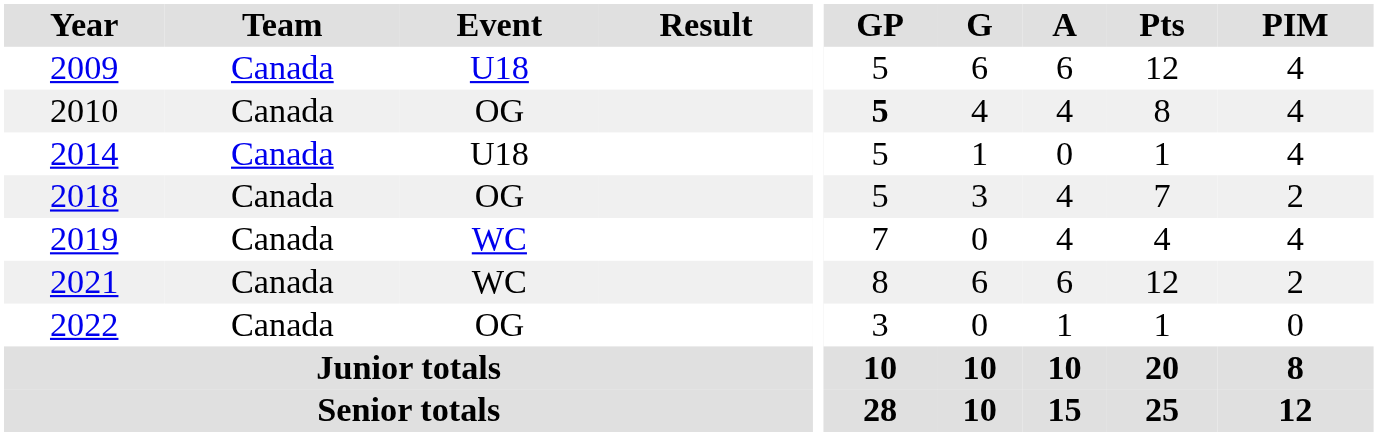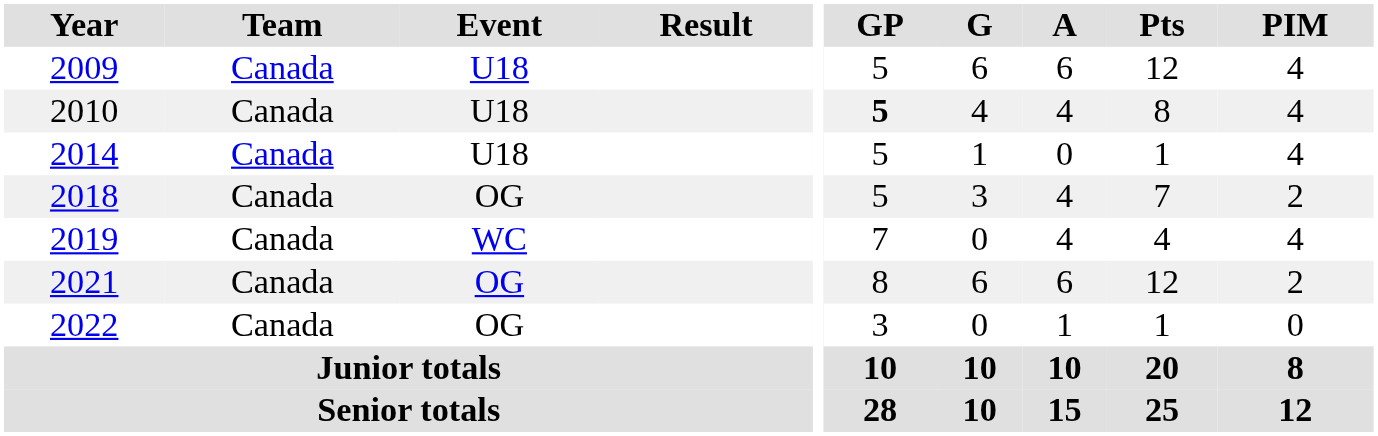(499, 110) OG -> (499, 110) U18
(499, 281) WC -> (499, 281) OG
